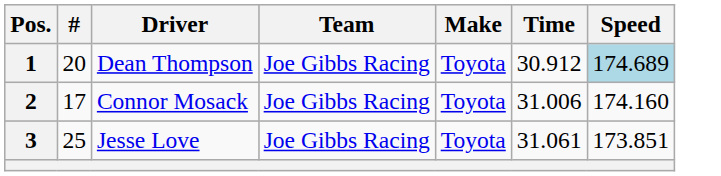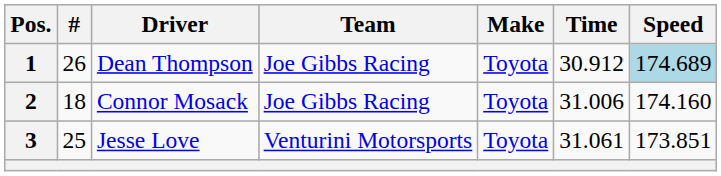(74, 62) 20 -> (74, 62) 26
(74, 101) 17 -> (74, 101) 18
(347, 140) Joe Gibbs Racing -> (368, 140) Venturini Motorsports
